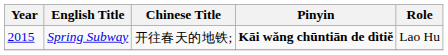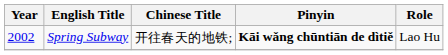(21, 36) 2015 -> (21, 36) 2002
